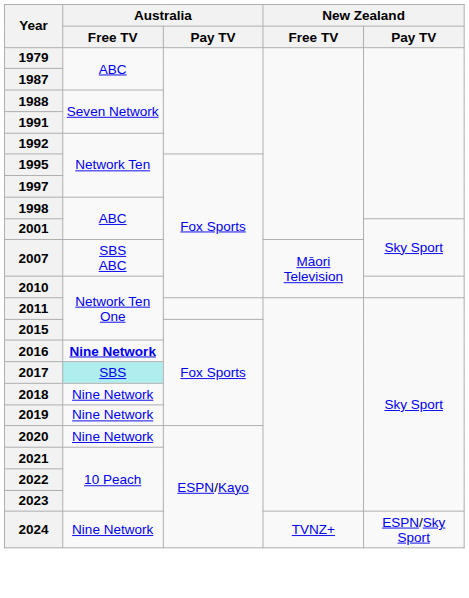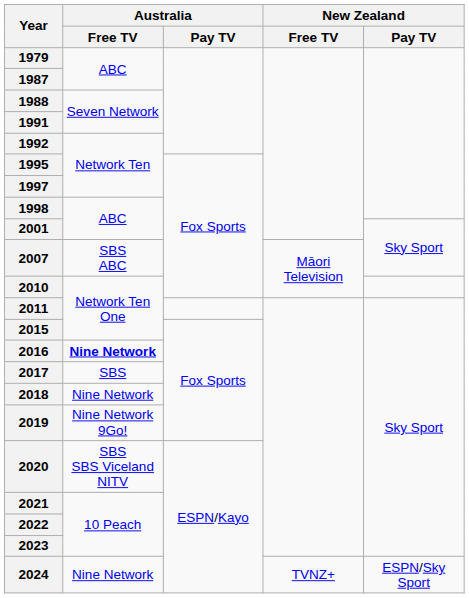(113, 373) paleturquoise background -> (113, 373) no background
(113, 416) Nine Network -> (113, 423) Nine Network 9Go!
(113, 437) Nine Network -> (113, 467) SBS SBS Viceland NITV
